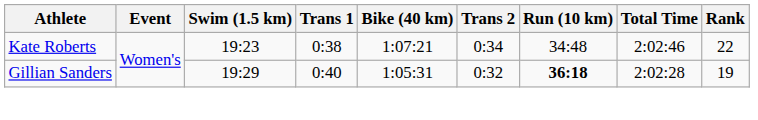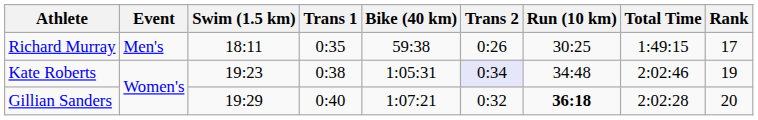+ row: (62, 46)
(408, 46) 1:07:21 -> (411, 73) 1:05:31
(488, 46) no background -> (492, 73) lavender background
(725, 46) 22 -> (729, 73) 19
(408, 73) 1:05:31 -> (411, 101) 1:07:21
(725, 73) 19 -> (729, 101) 20
